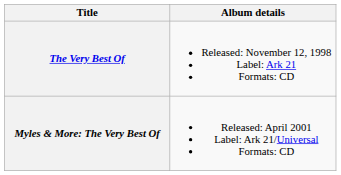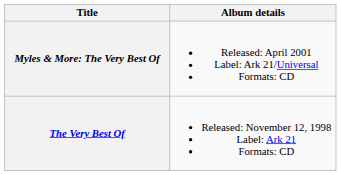rows swapped: (87, 58) <-> (87, 133)
